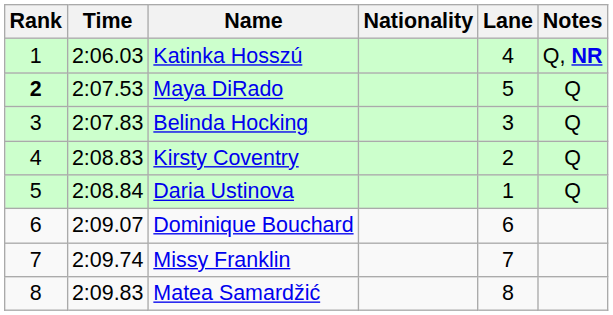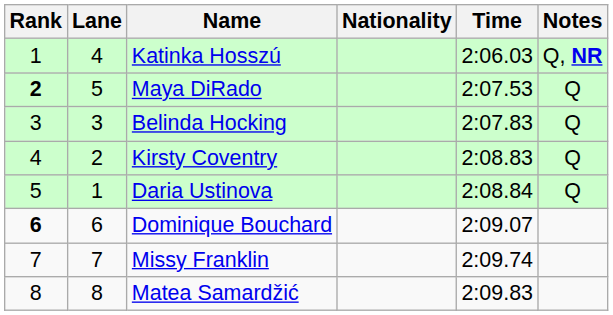columns swapped: (508, 21) <-> (108, 21)
(36, 225) normal -> (36, 225) bold
